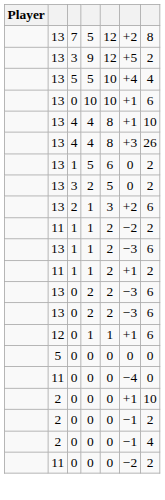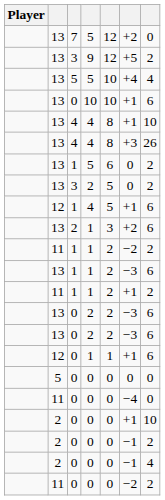(150, 36) 8 -> (150, 36) 0
+ row: (74, 206)
